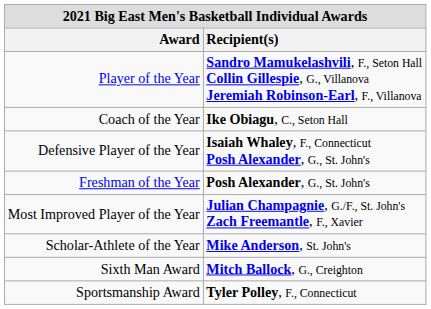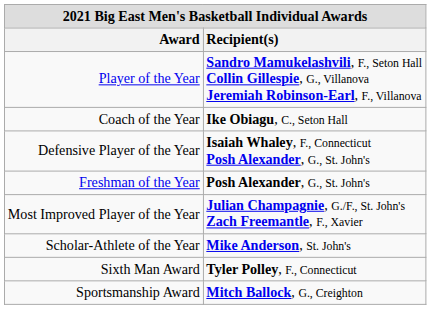(285, 269) Mitch Ballock, G., Creighton -> (281, 269) Tyler Polley, F., Connecticut
(281, 292) Tyler Polley, F., Connecticut -> (285, 292) Mitch Ballock, G., Creighton
